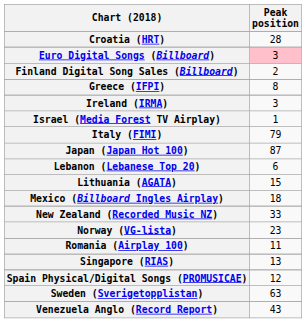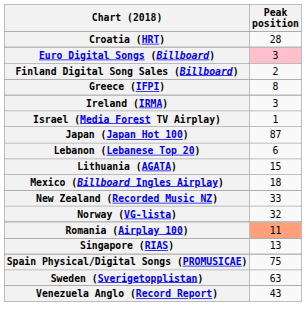- row: (127, 135)
(276, 230) 23 -> (276, 214) 32
(276, 246) no background -> (276, 230) lightsalmon background
(276, 278) 12 -> (276, 262) 75
